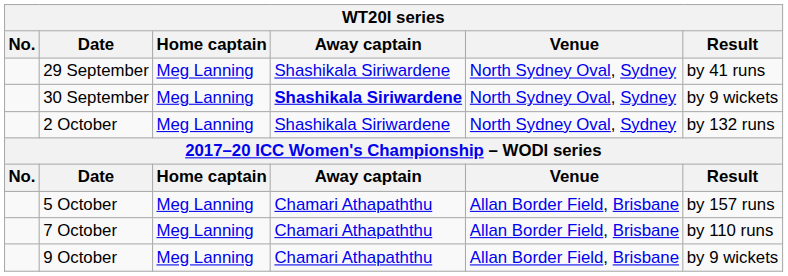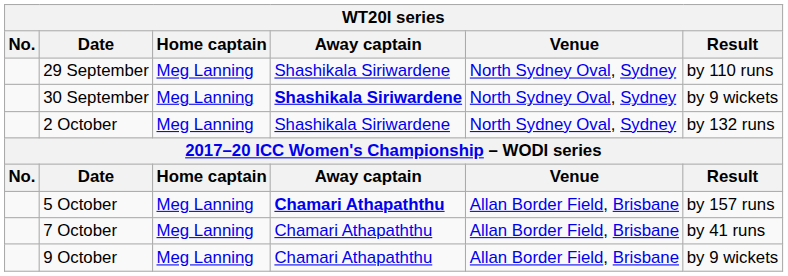(726, 71) by 41 runs -> (730, 71) by 110 runs
(353, 204) normal -> (359, 204) bold
(730, 230) by 110 runs -> (726, 230) by 41 runs
